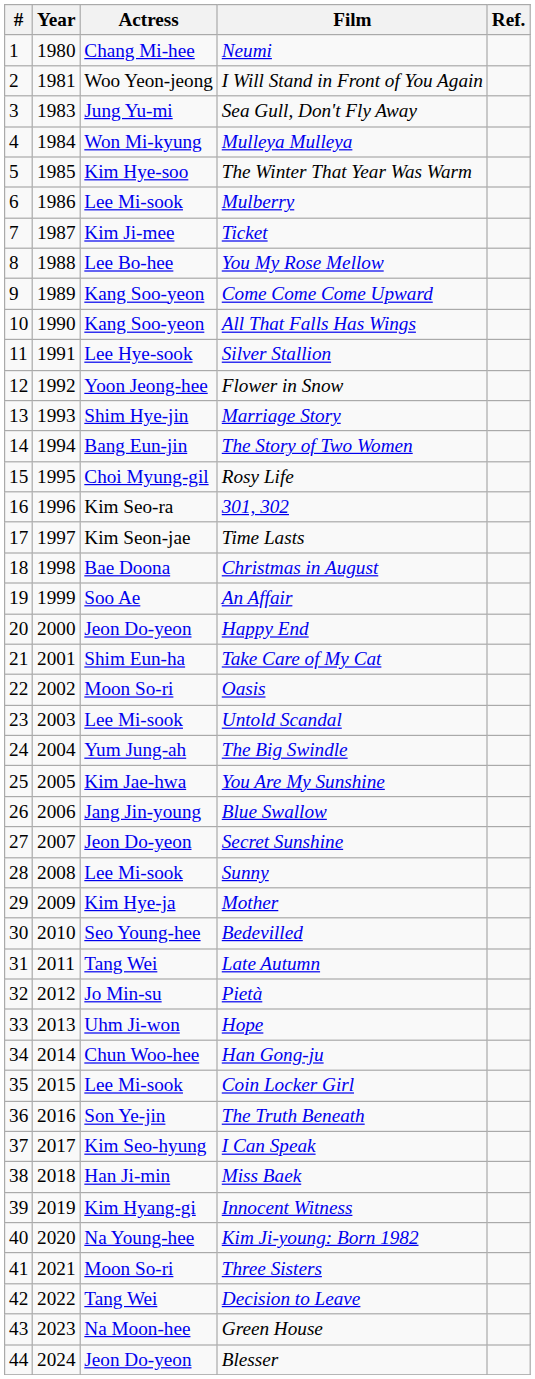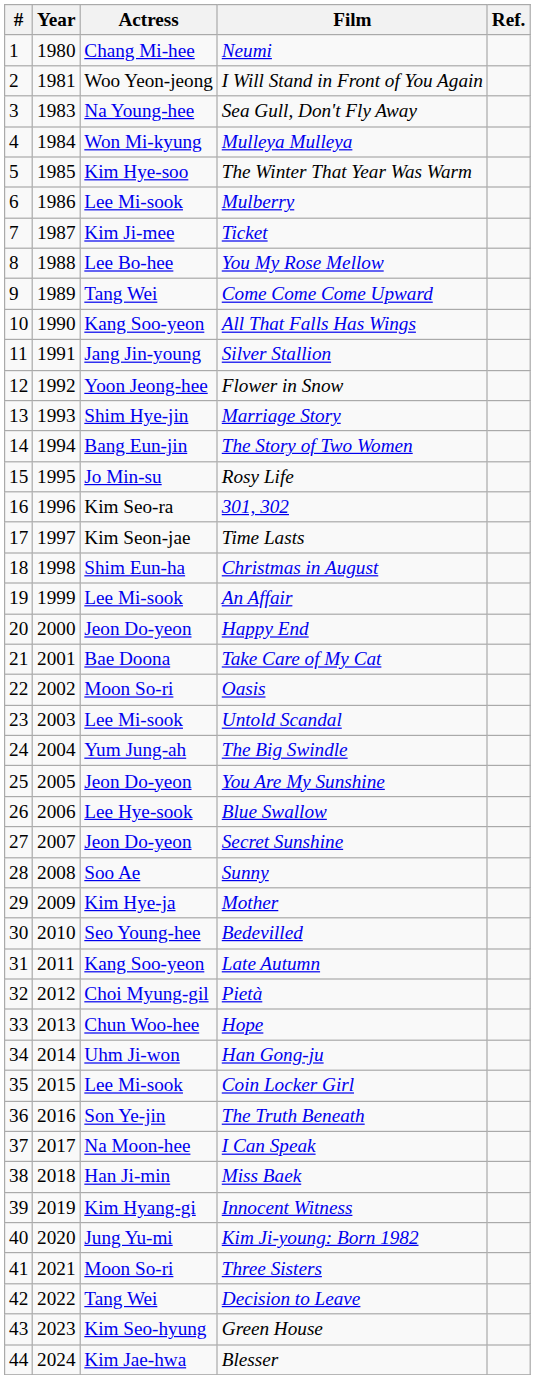(129, 111) Jung Yu-mi -> (139, 111) Na Young-hee
(144, 293) Kang Soo-yeon -> (121, 293) Tang Wei
(138, 354) Lee Hye-sook -> (143, 354) Jang Jin-young
(146, 476) Choi Myung-gil -> (123, 476) Jo Min-su
(127, 567) Bae Doona -> (135, 567) Shim Eun-ha
(112, 598) Soo Ae -> (134, 598) Lee Mi-sook
(135, 659) Shim Eun-ha -> (127, 659) Bae Doona
(135, 780) Kim Jae-hwa -> (138, 780) Jeon Do-yeon
(143, 811) Jang Jin-young -> (138, 811) Lee Hye-sook
(134, 872) Lee Mi-sook -> (112, 872) Soo Ae
(121, 963) Tang Wei -> (144, 963) Kang Soo-yeon
(123, 994) Jo Min-su -> (146, 994) Choi Myung-gil
(132, 1024) Uhm Ji-won -> (142, 1024) Chun Woo-hee
(142, 1055) Chun Woo-hee -> (132, 1055) Uhm Ji-won
(145, 1146) Kim Seo-hyung -> (137, 1146) Na Moon-hee
(139, 1237) Na Young-hee -> (129, 1237) Jung Yu-mi
(137, 1329) Na Moon-hee -> (145, 1329) Kim Seo-hyung
(138, 1359) Jeon Do-yeon -> (135, 1359) Kim Jae-hwa
